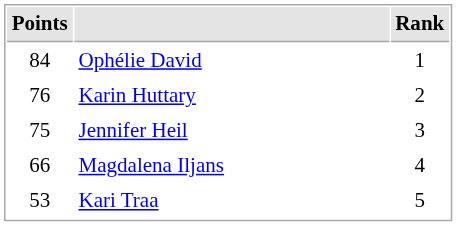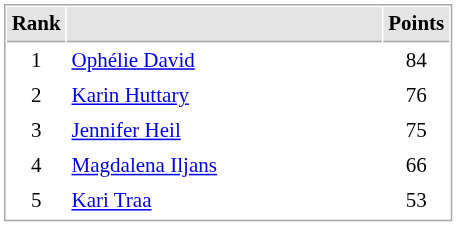columns swapped: (420, 23) <-> (40, 23)
